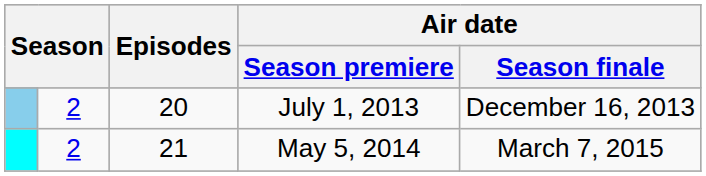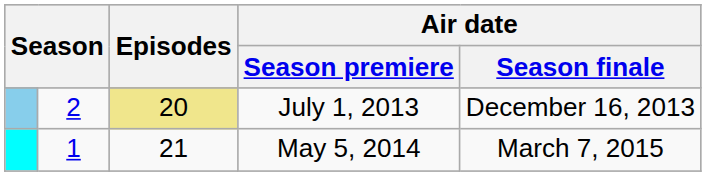(174, 107) no background -> (174, 107) khaki background
(74, 149) 2 -> (74, 149) 1
